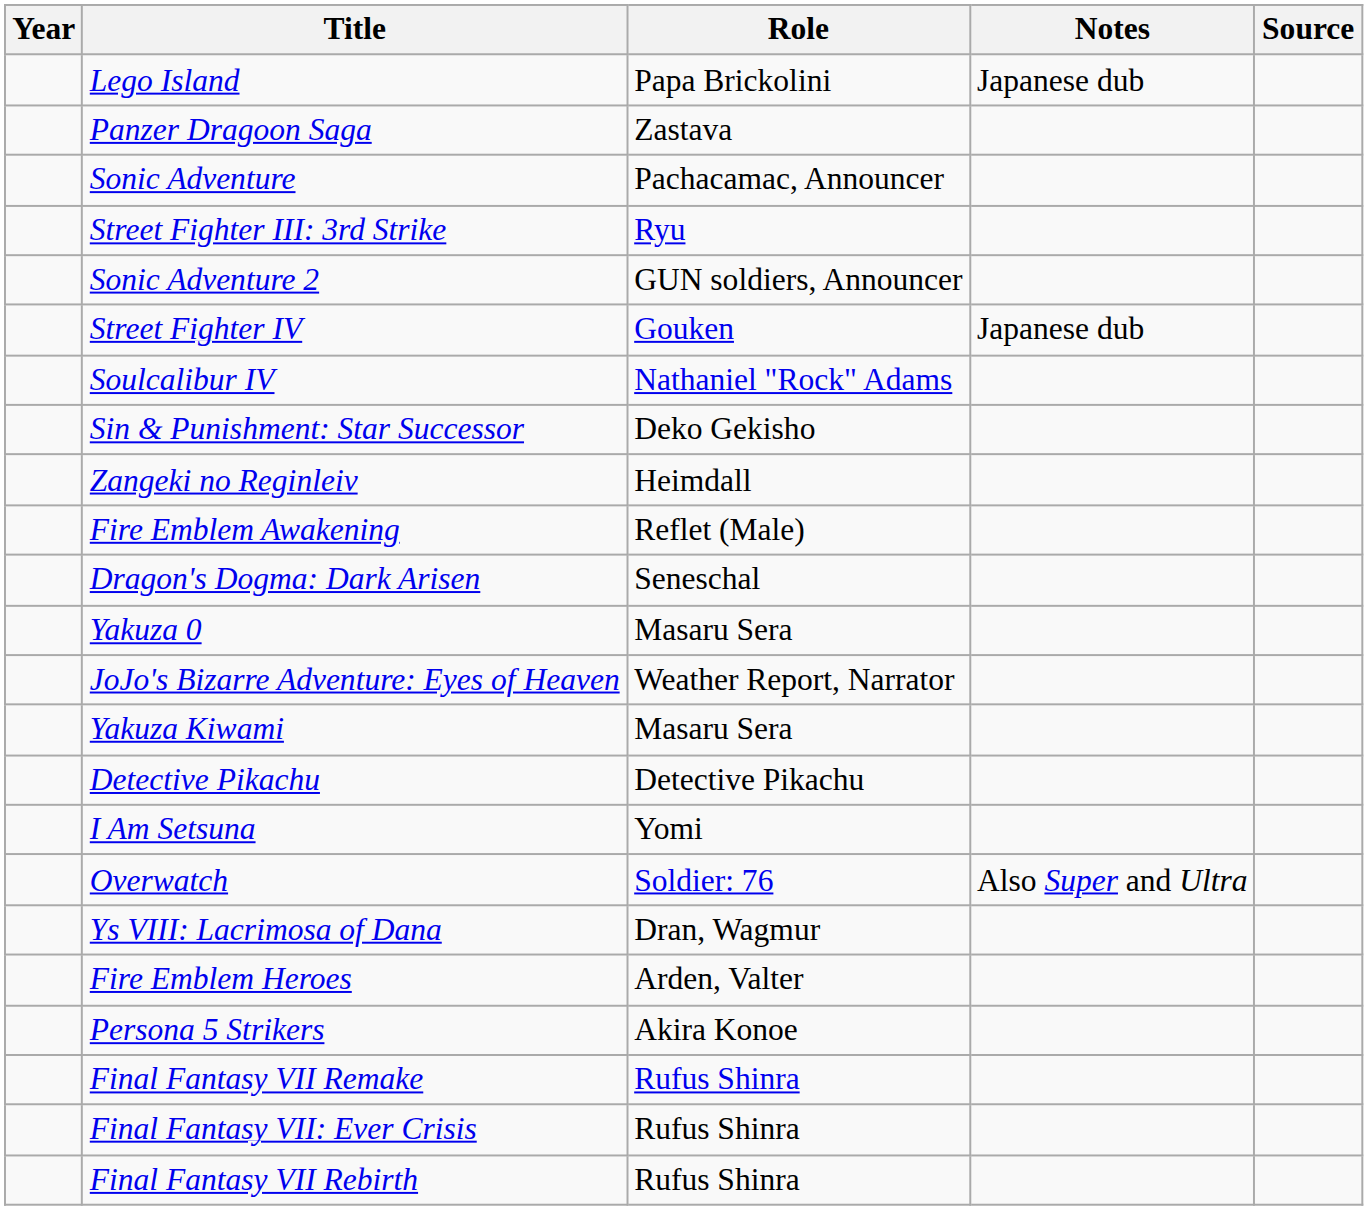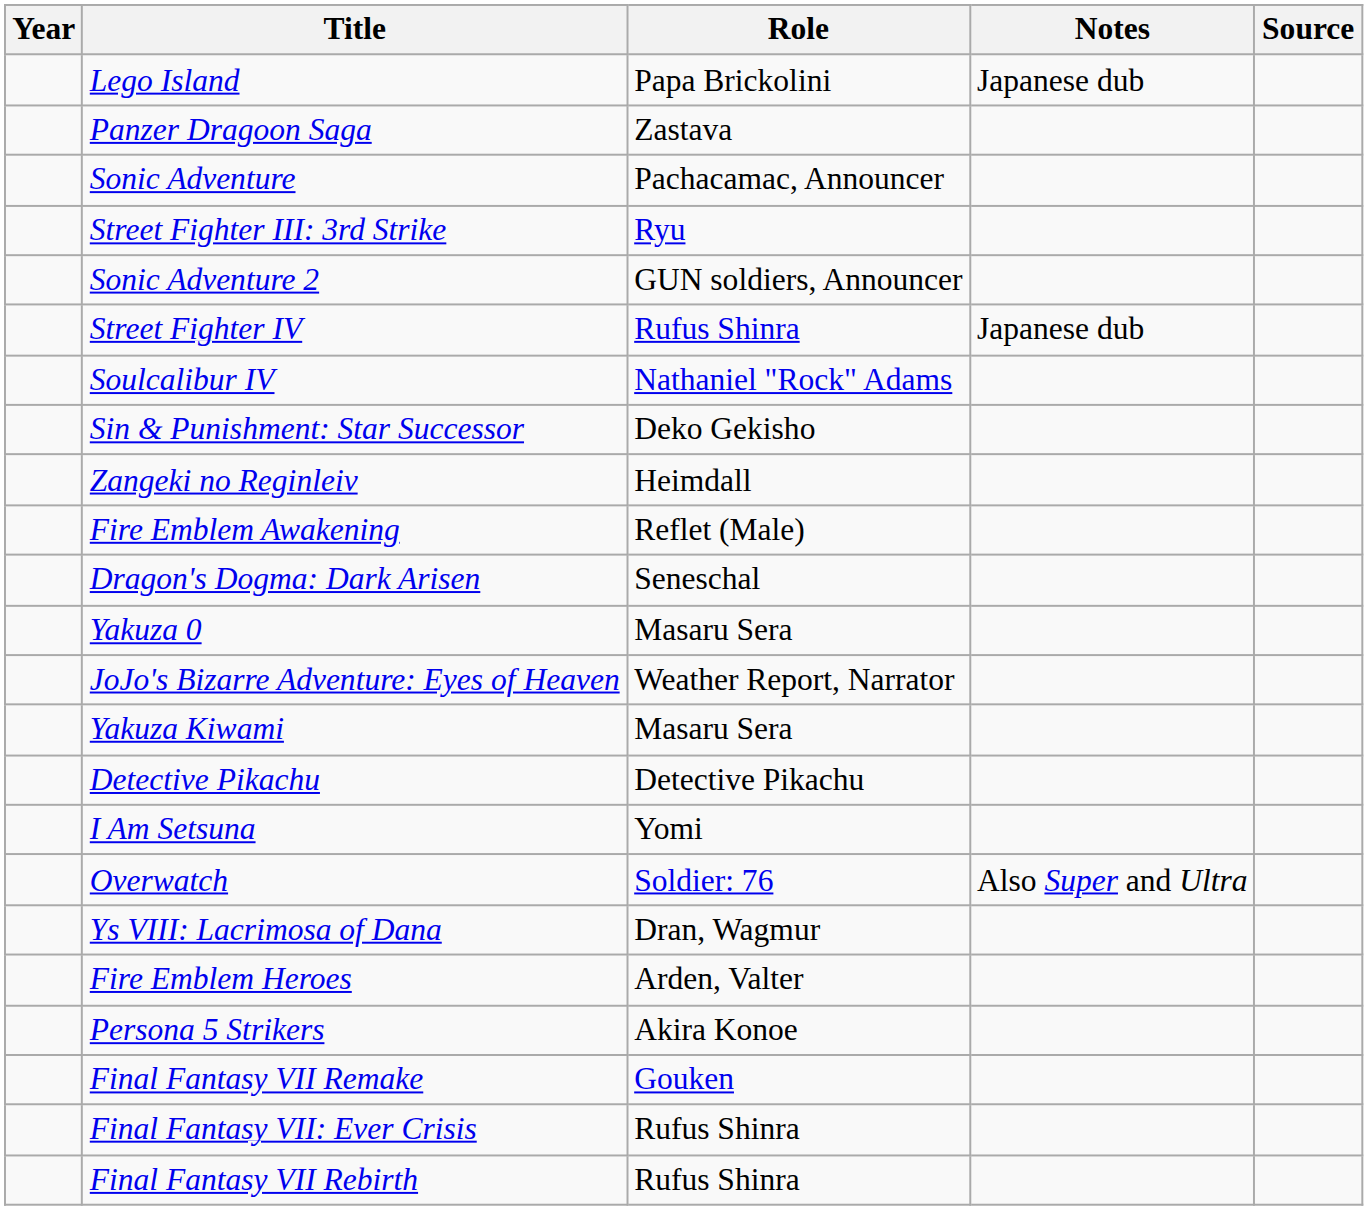(684, 329) Gouken -> (717, 329) Rufus Shinra
(717, 1079) Rufus Shinra -> (684, 1079) Gouken
